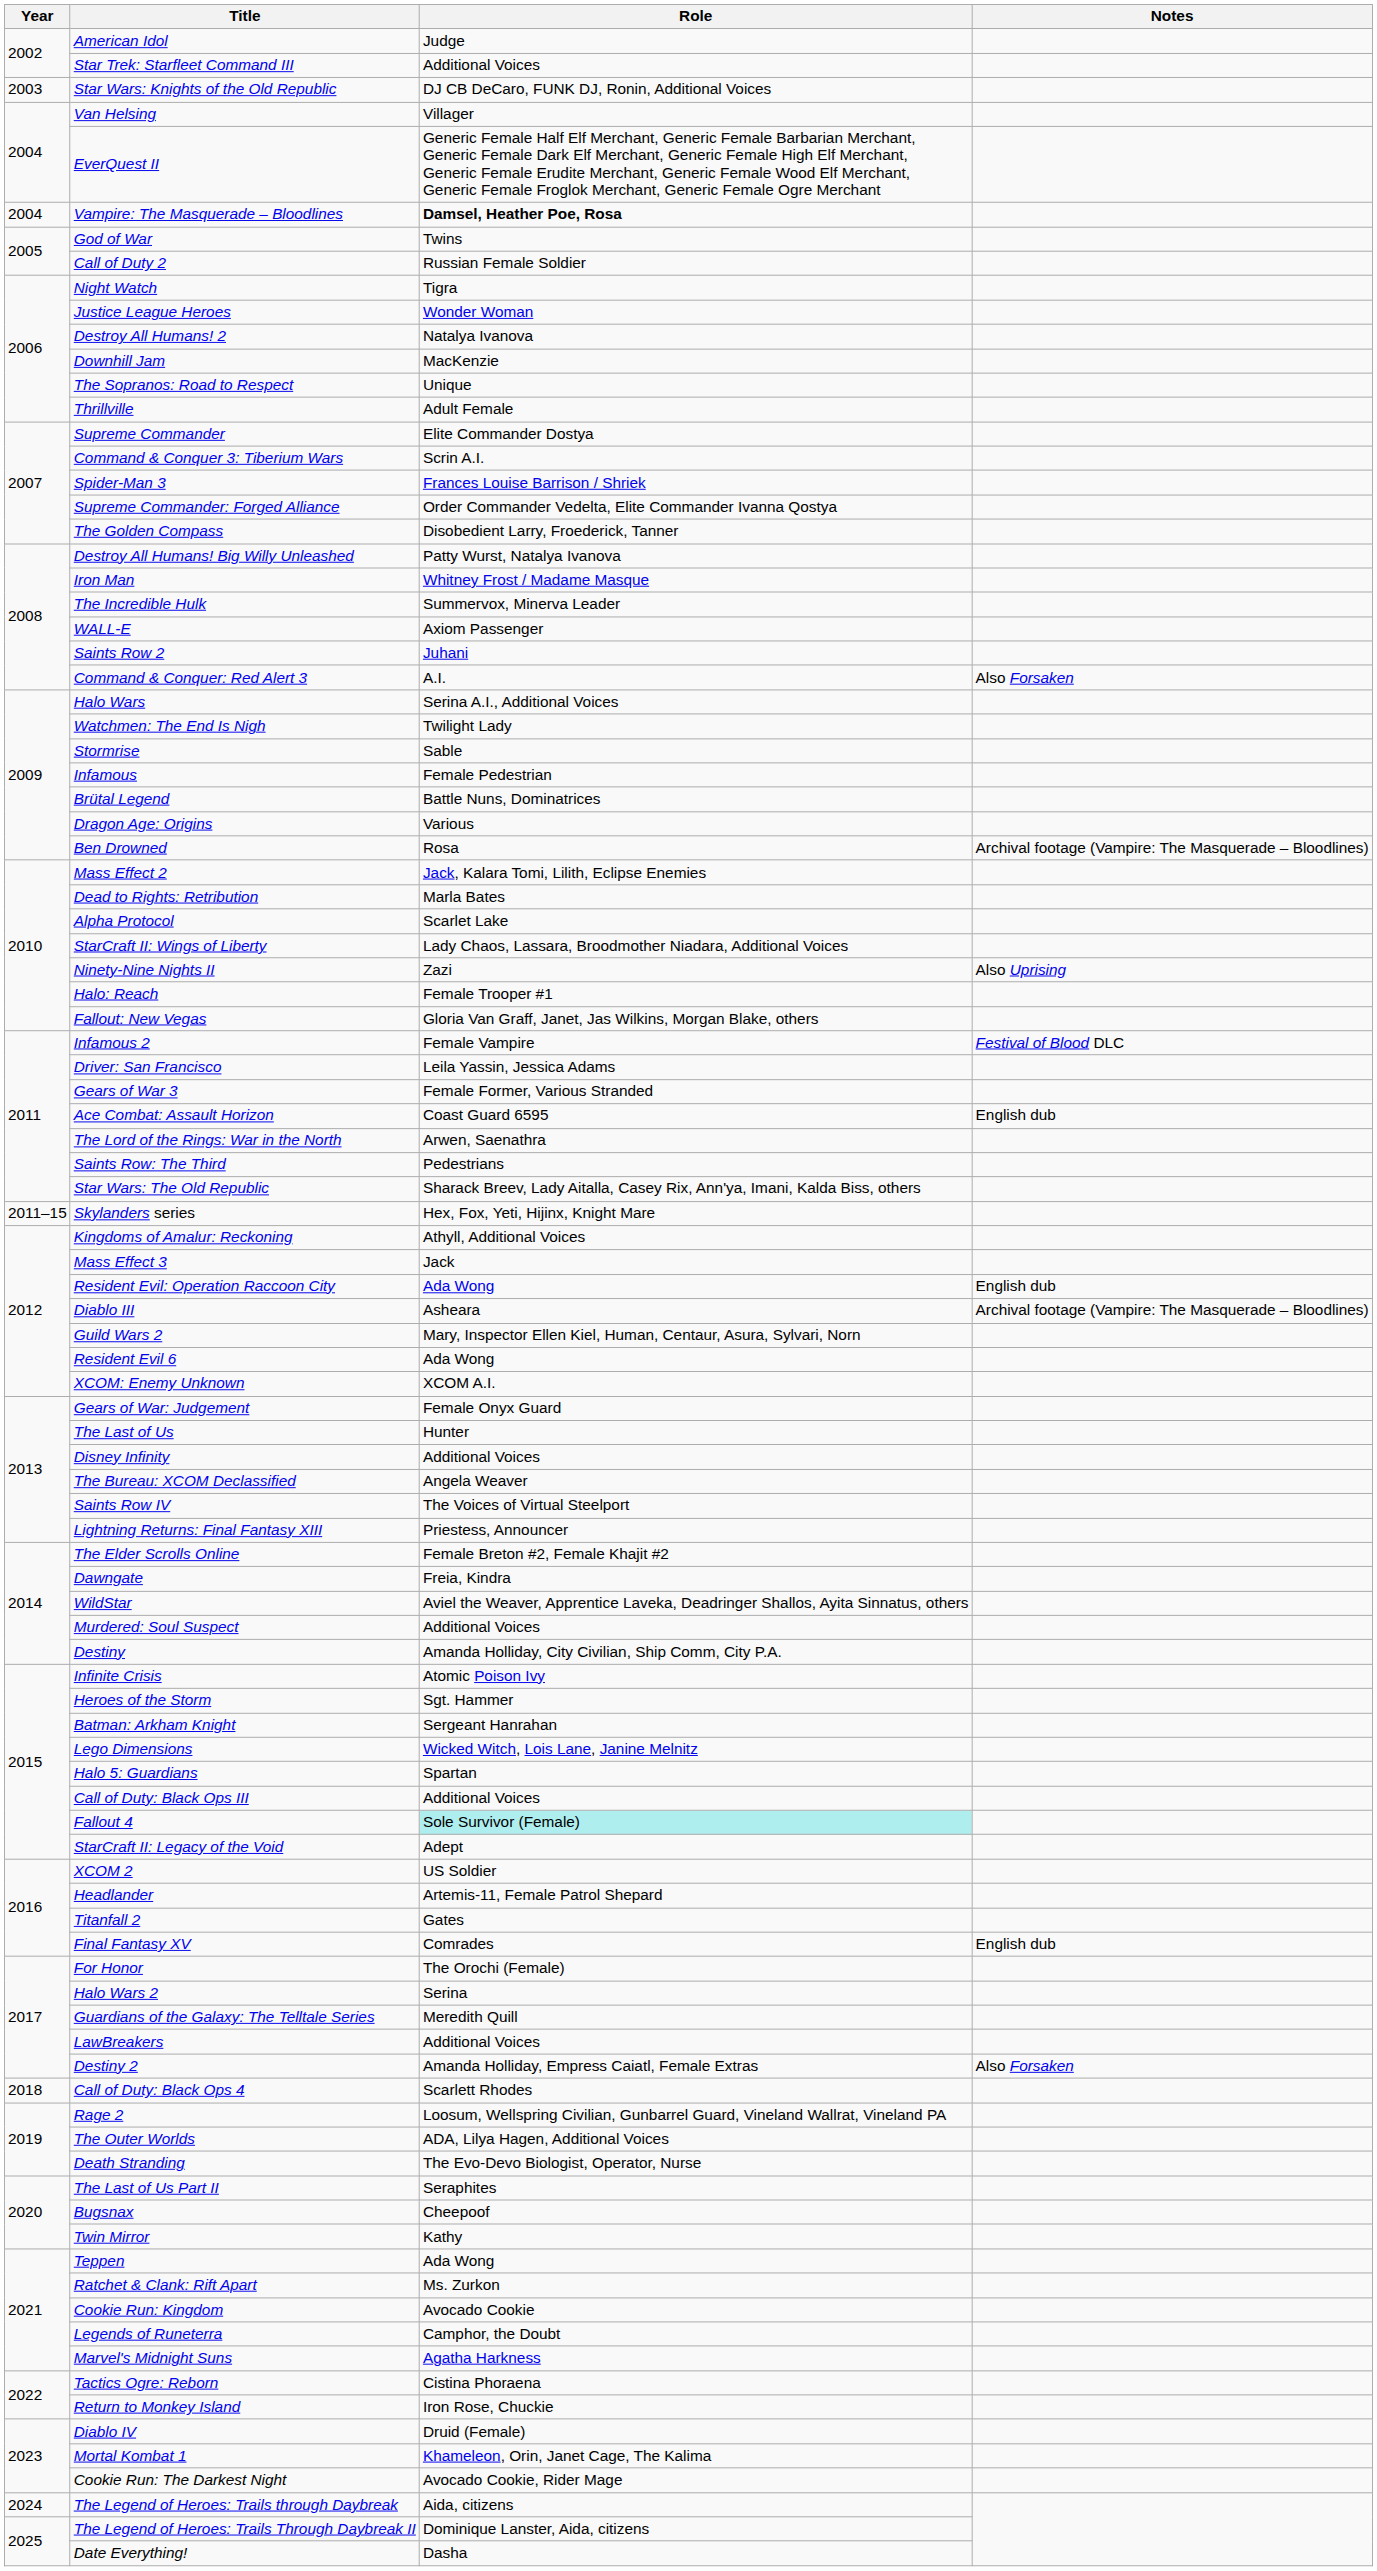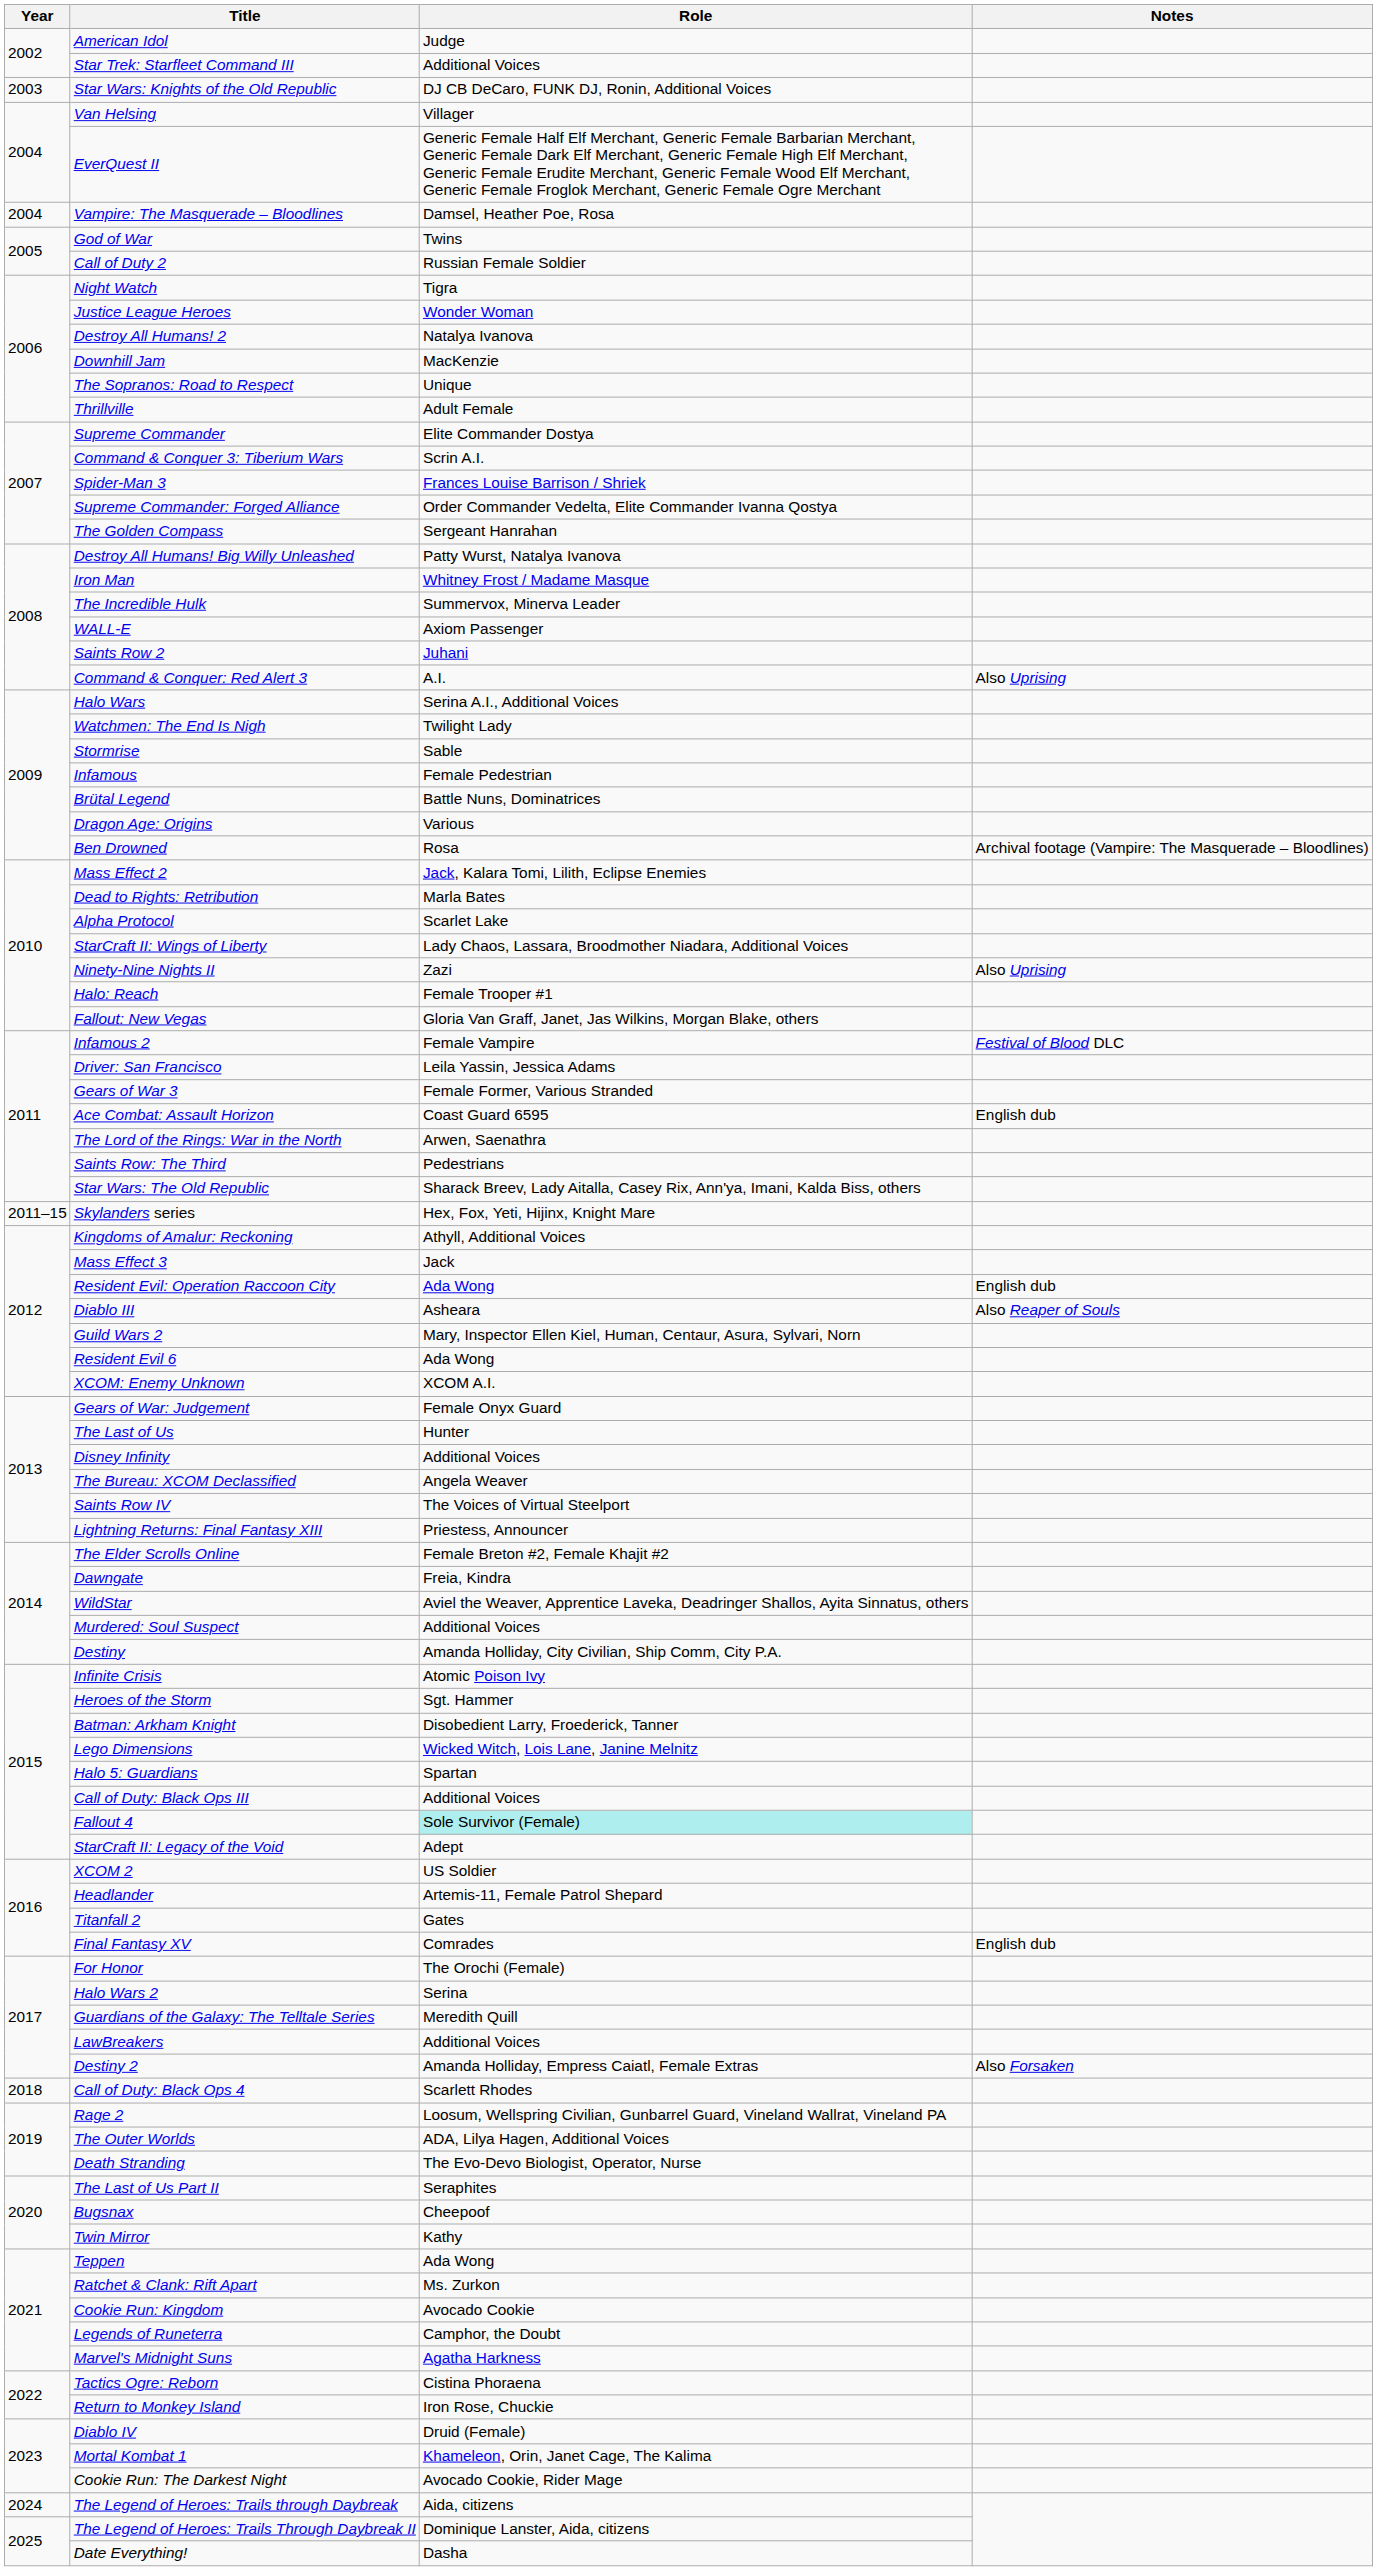(522, 214) bold -> (519, 214) normal
(551, 531) Disobedient Larry, Froederick, Tanner -> (490, 531) Sergeant Hanrahan
(1025, 677) Also Forsaken -> (1021, 677) Also Uprising
(1172, 1310) Archival footage (Vampire: The Masquerade – Bloodlines) -> (1048, 1310) Also Reaper of Souls
(490, 1724) Sergeant Hanrahan -> (551, 1724) Disobedient Larry, Froederick, Tanner
